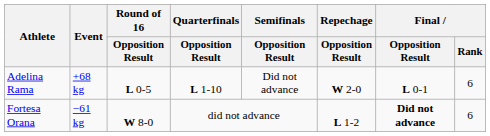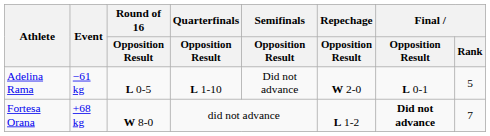(82, 83) +68 kg -> (82, 83) −61 kg
(470, 83) 6 -> (470, 83) 5
(82, 115) −61 kg -> (82, 115) +68 kg
(470, 115) 6 -> (470, 115) 7
